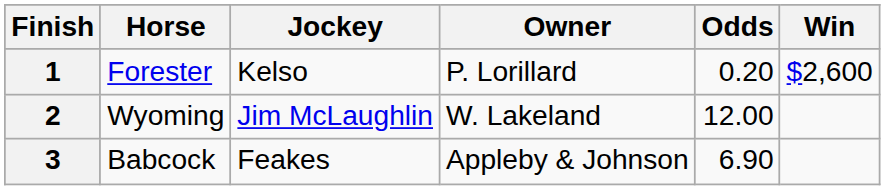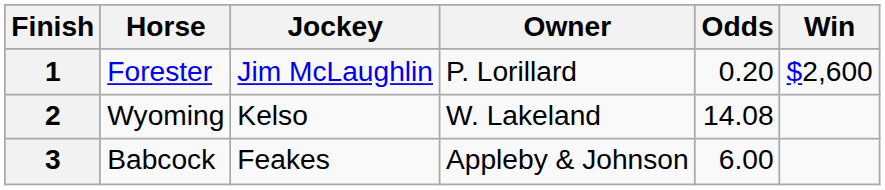(273, 71) Kelso -> (335, 71) Jim McLaughlin
(335, 116) Jim McLaughlin -> (273, 116) Kelso
(738, 116) 12.00 -> (738, 116) 14.08
(746, 160) 6.90 -> (746, 160) 6.00
